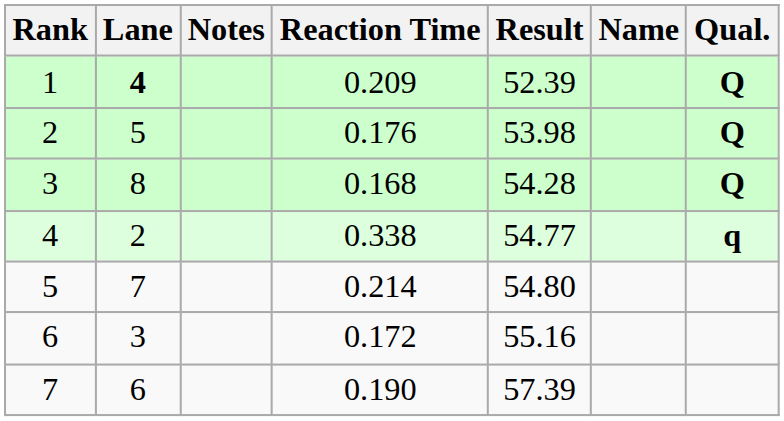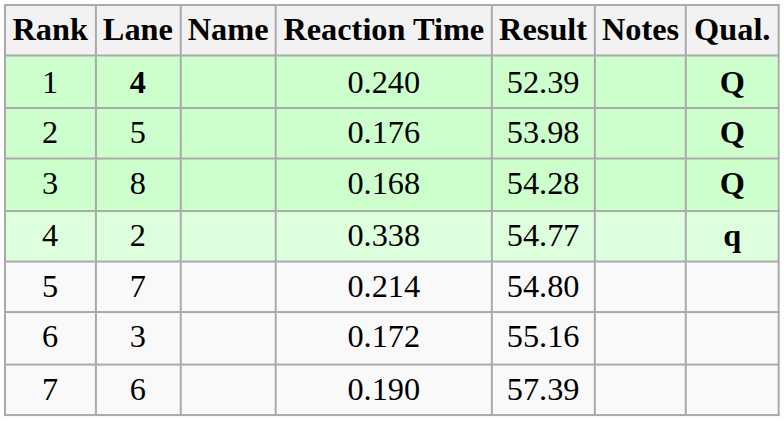columns swapped: (639, 30) <-> (226, 30)
(380, 81) 0.209 -> (384, 81) 0.240
